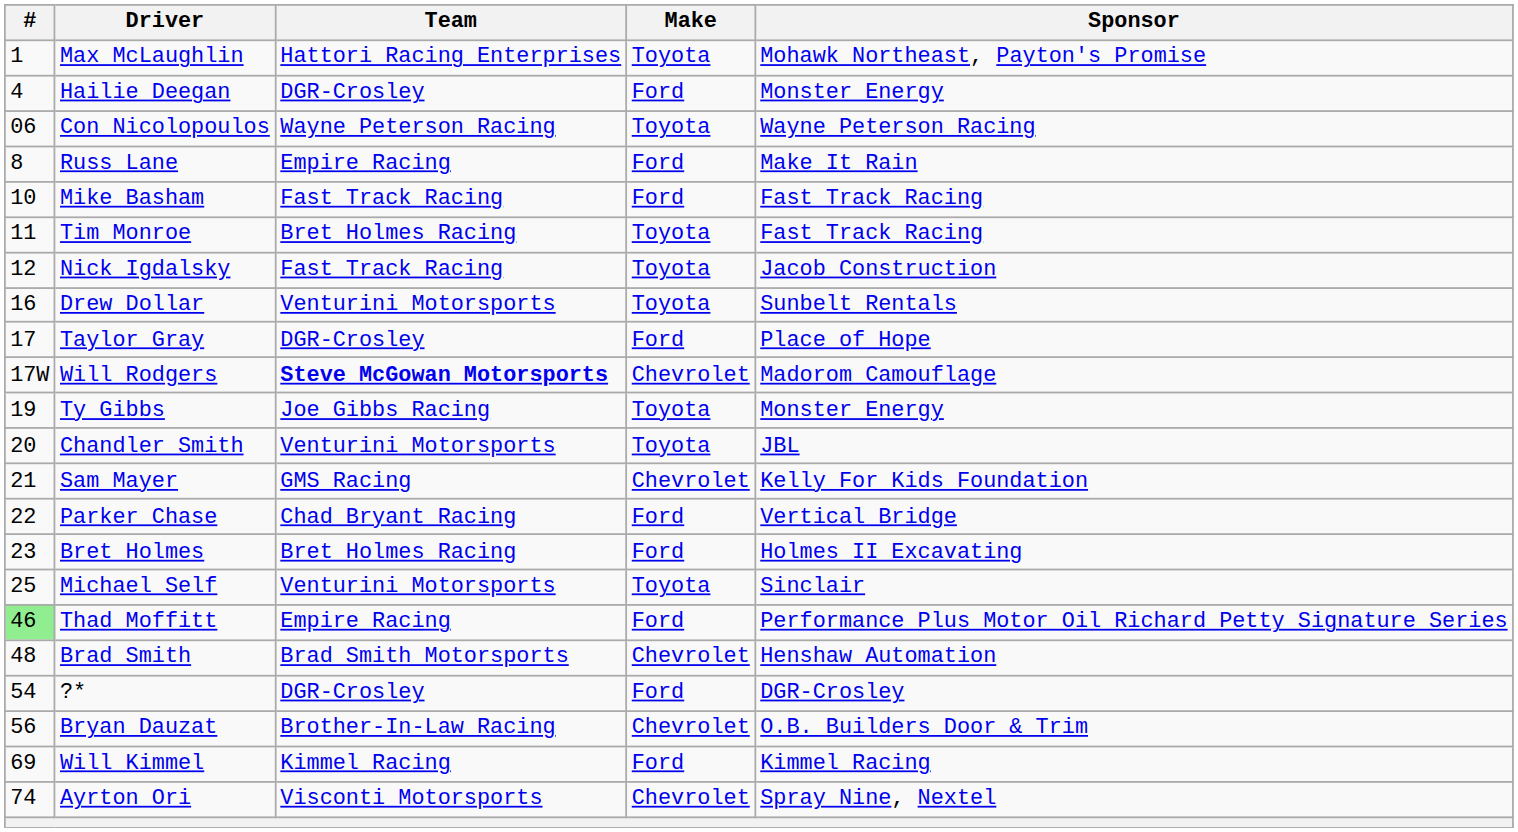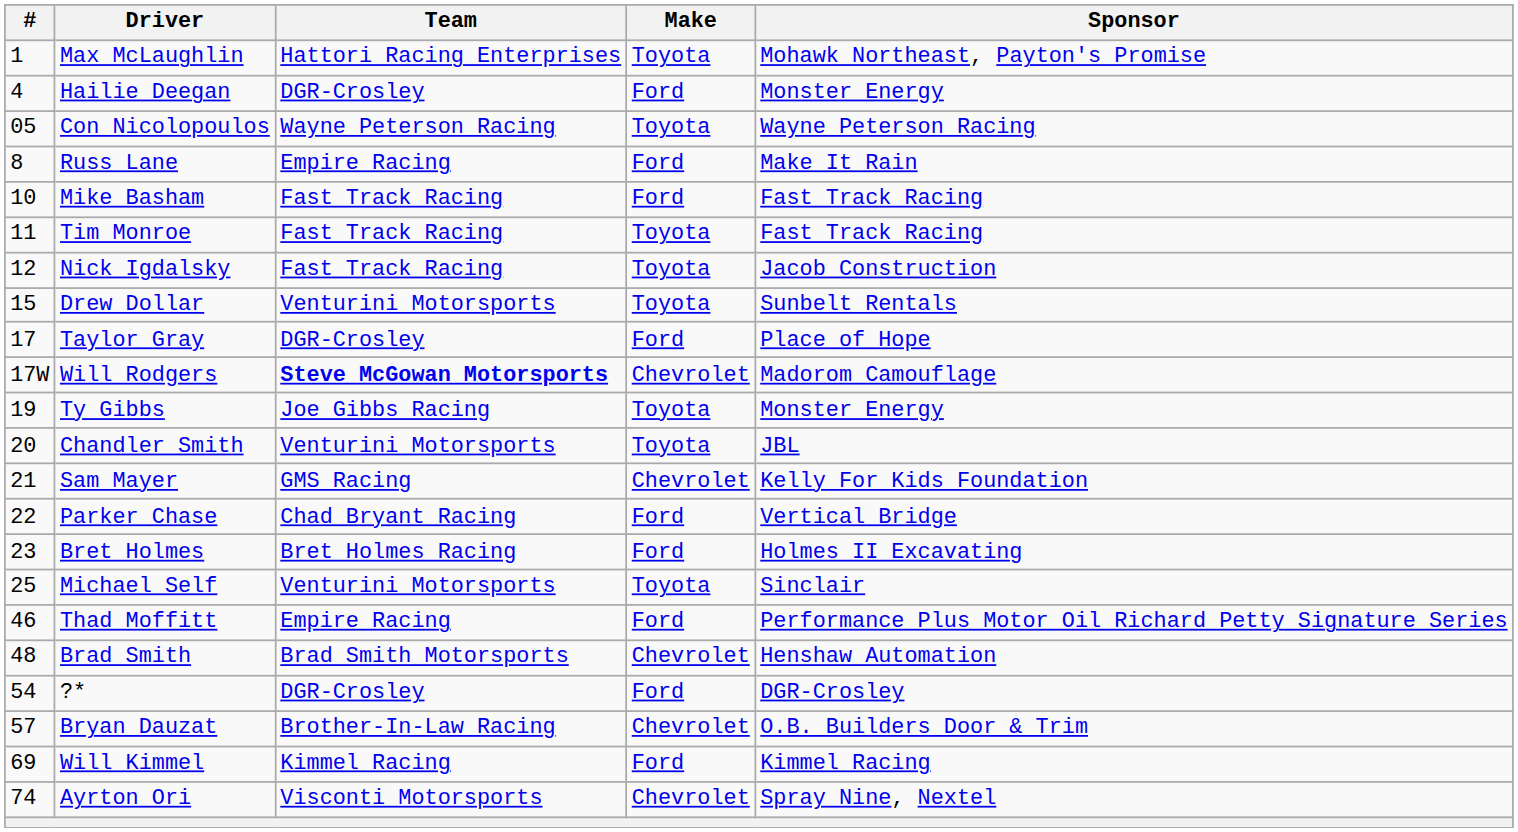(23, 129) 06 -> (23, 129) 05
(398, 235) Bret Holmes Racing -> (392, 235) Fast Track Racing
(23, 305) 16 -> (23, 305) 15
(23, 623) lightgreen background -> (23, 623) no background
(23, 729) 56 -> (23, 729) 57
